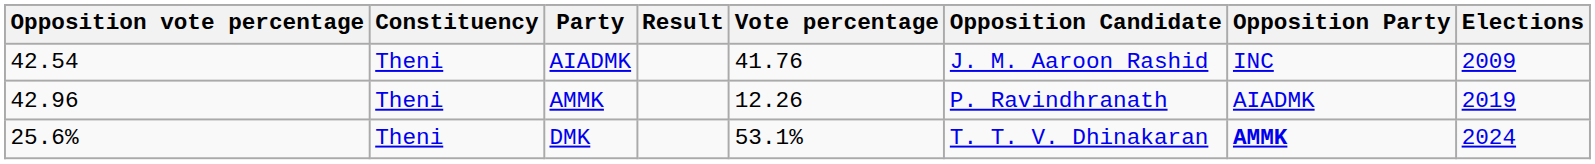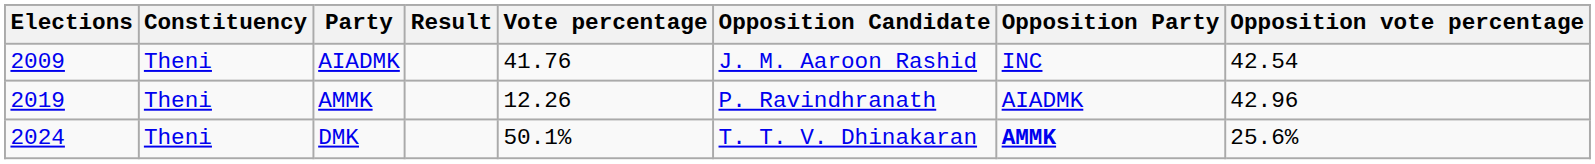columns swapped: (1523, 24) <-> (187, 24)
(769, 138) 53.1% -> (537, 138) 50.1%
